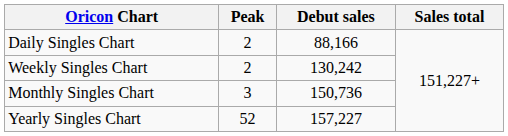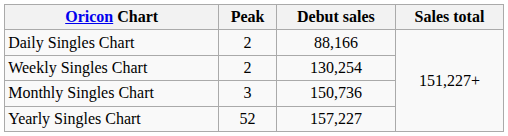(336, 67) 130,242 -> (336, 67) 130,254
